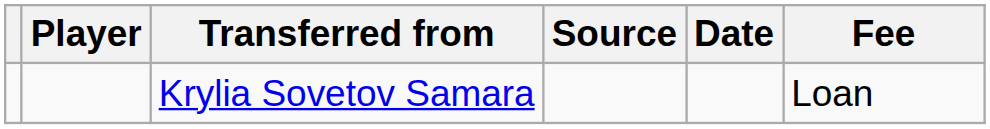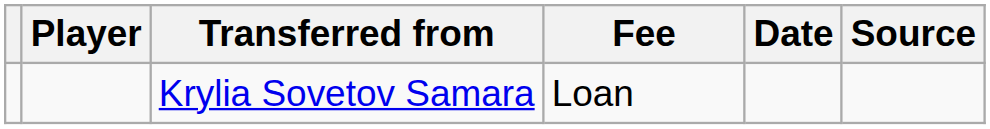columns swapped: (884, 33) <-> (614, 33)
